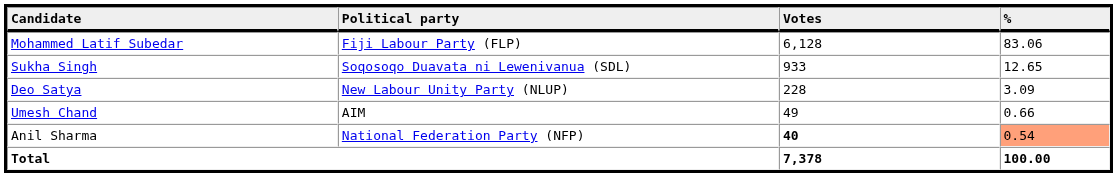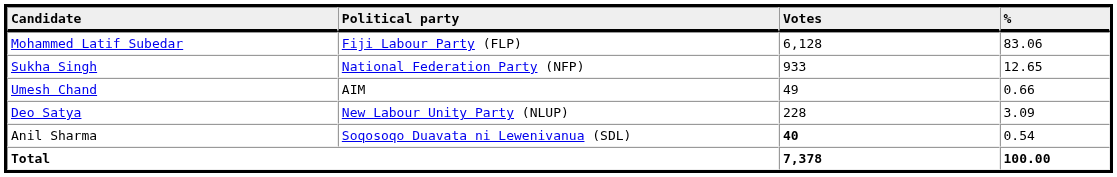(487, 66) Soqosoqo Duavata ni Lewenivanua (SDL) -> (463, 66) National Federation Party (NFP)
rows swapped: (46, 90) <-> (54, 112)
(463, 136) National Federation Party (NFP) -> (487, 136) Soqosoqo Duavata ni Lewenivanua (SDL)
(1019, 136) lightsalmon background -> (1019, 136) no background
